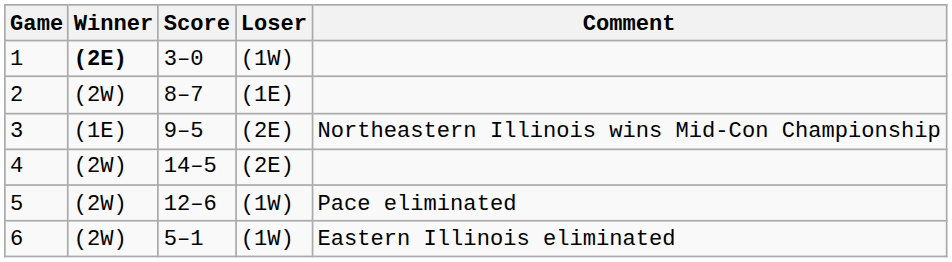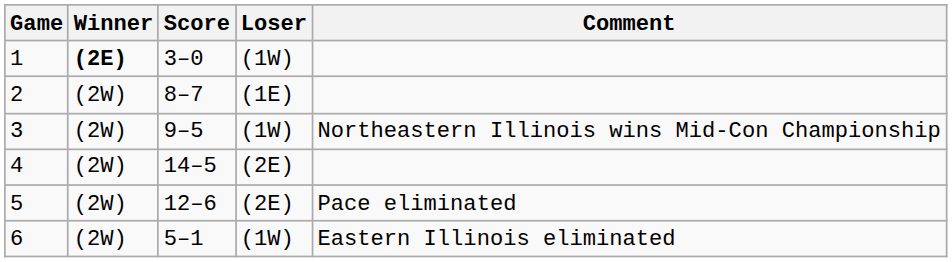(100, 131) (1E) -> (100, 131) (2W)
(267, 131) (2E) -> (267, 131) (1W)
(267, 203) (1W) -> (267, 203) (2E)
